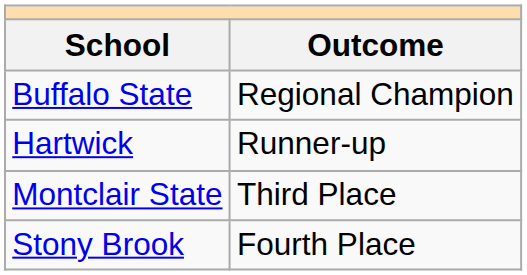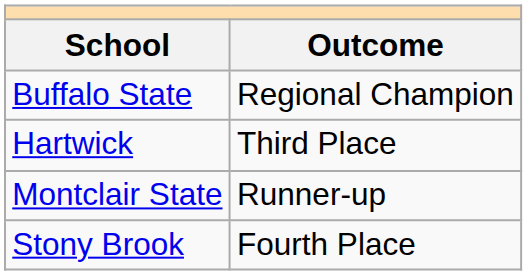(311, 144) Runner-up -> (317, 144) Third Place
(317, 194) Third Place -> (311, 194) Runner-up
